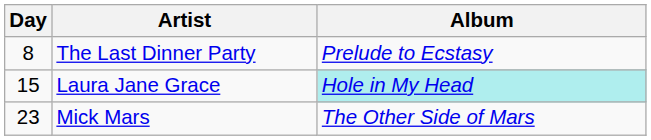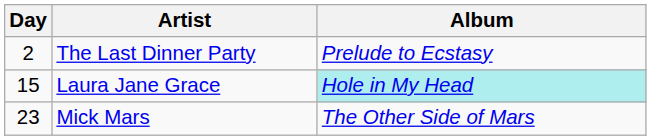(28, 53) 8 -> (28, 53) 2
